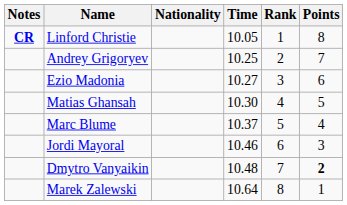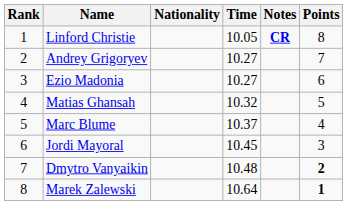columns swapped: (280, 15) <-> (24, 15)
(243, 59) 10.25 -> (242, 59) 10.27
(243, 102) 10.30 -> (242, 102) 10.32
(243, 146) 10.46 -> (242, 146) 10.45
(321, 189) normal -> (321, 189) bold
